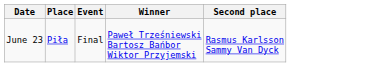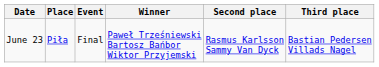+ column: (330, 11)
